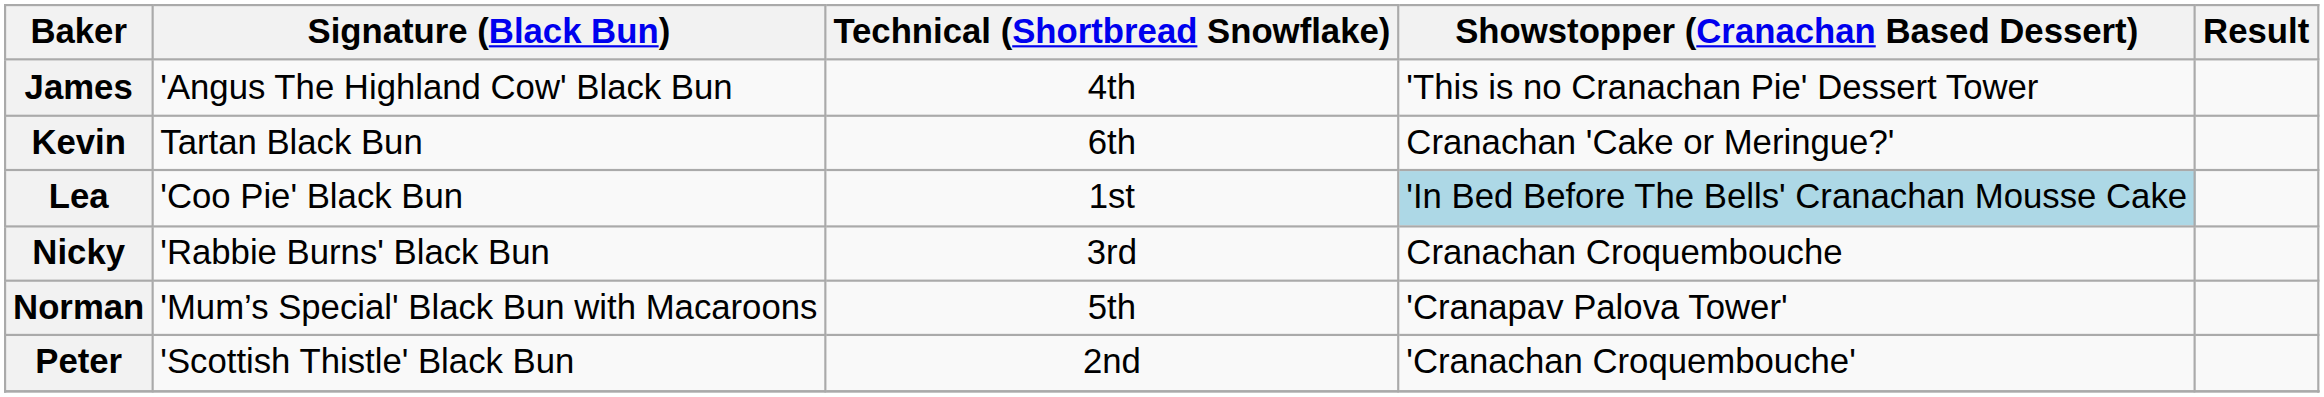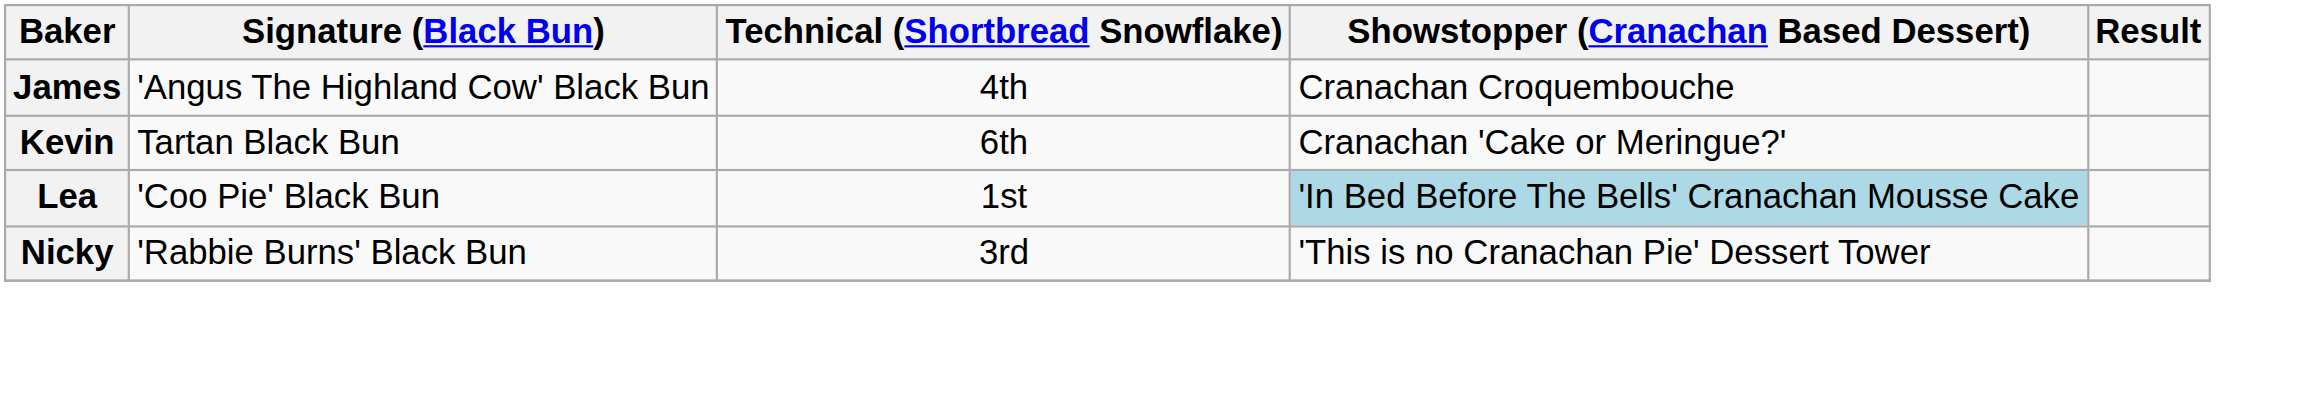(1722, 87) 'This is no Cranachan Pie' Dessert Tower -> (1517, 87) Cranachan Croquembouche
(1624, 252) Cranachan Croquembouche -> (1615, 252) 'This is no Cranachan Pie' Dessert Tower
- row: (79, 307)
- row: (79, 362)
